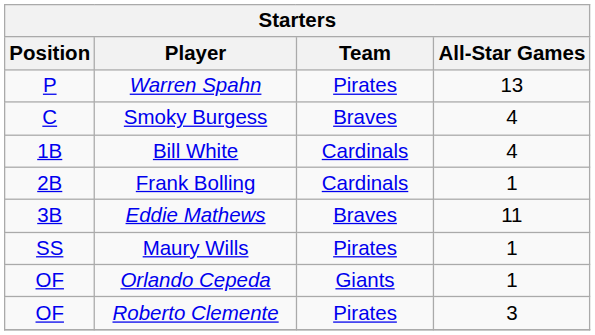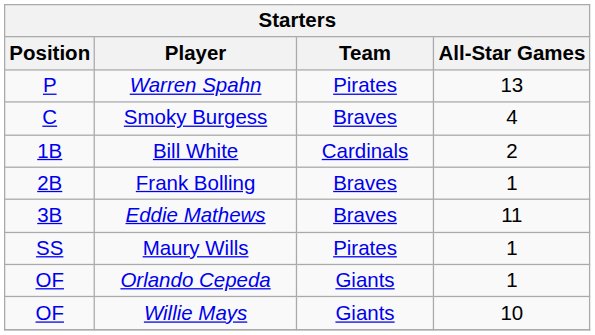(512, 150) 4 -> (512, 150) 2
(365, 183) Cardinals -> (365, 183) Braves
- row: (196, 313)
+ row: (196, 313)
